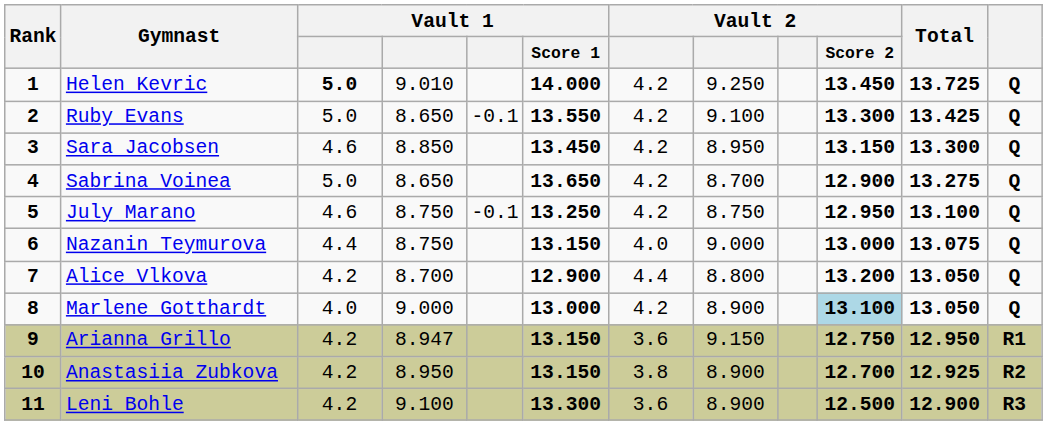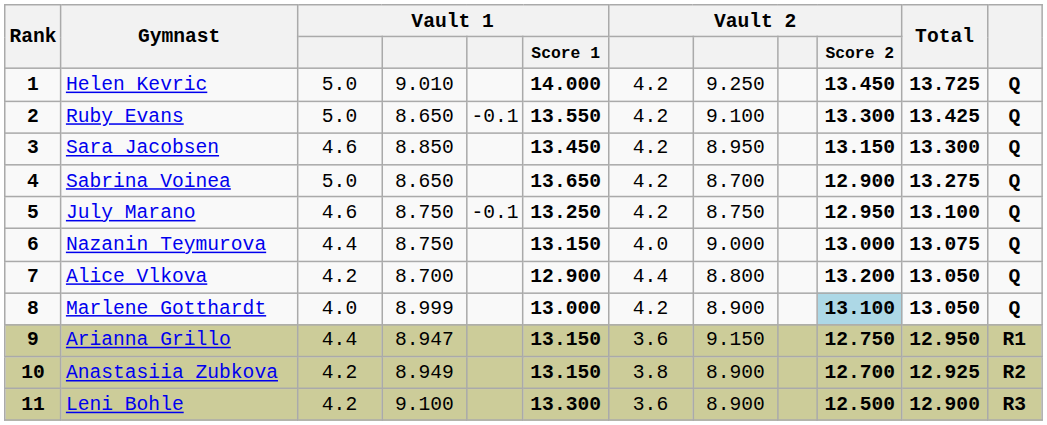(340, 85) bold -> (340, 85) normal
(424, 309) 9.000 -> (424, 309) 8.999
(340, 341) 4.2 -> (340, 341) 4.4
(424, 373) 8.950 -> (424, 373) 8.949
